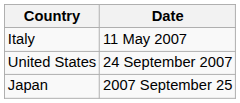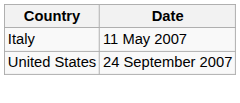- row: (28, 86)
